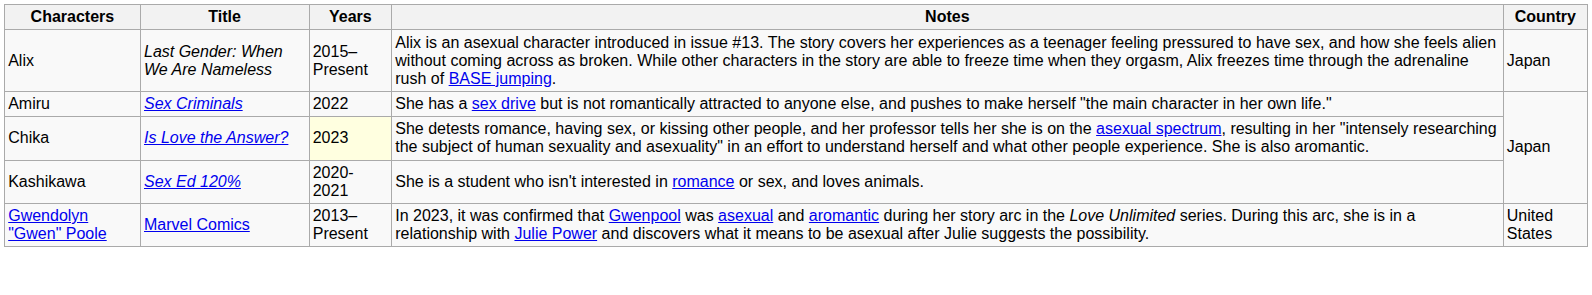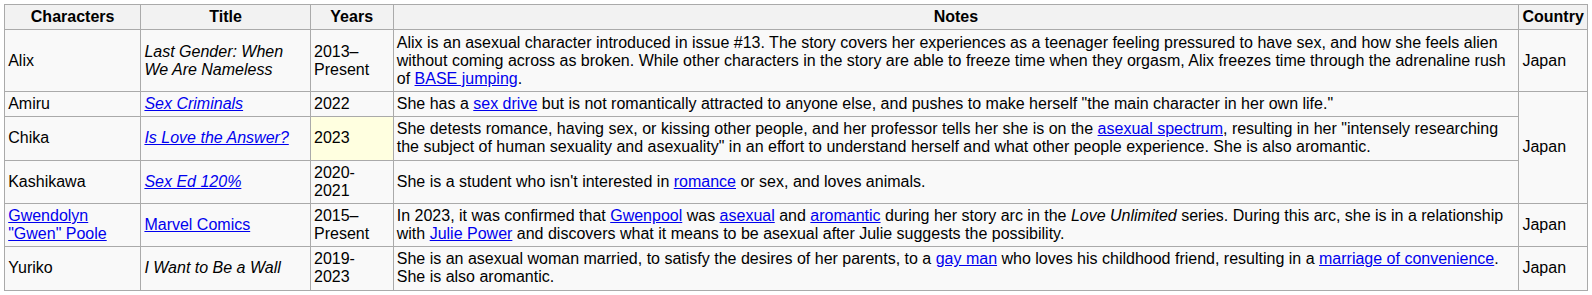(340, 60) 2015–Present -> (342, 60) 2013–Present
(340, 225) 2013–Present -> (342, 225) 2015–Present
(1530, 225) United States -> (1544, 225) Japan
+ row: (30, 268)
